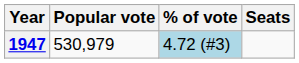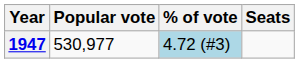(84, 44) 530,979 -> (84, 44) 530,977
